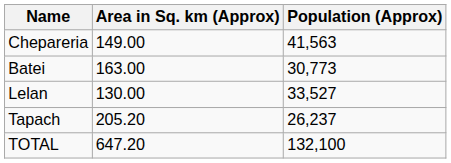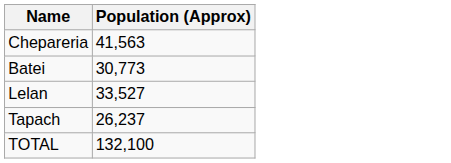- column: (188, 17)
